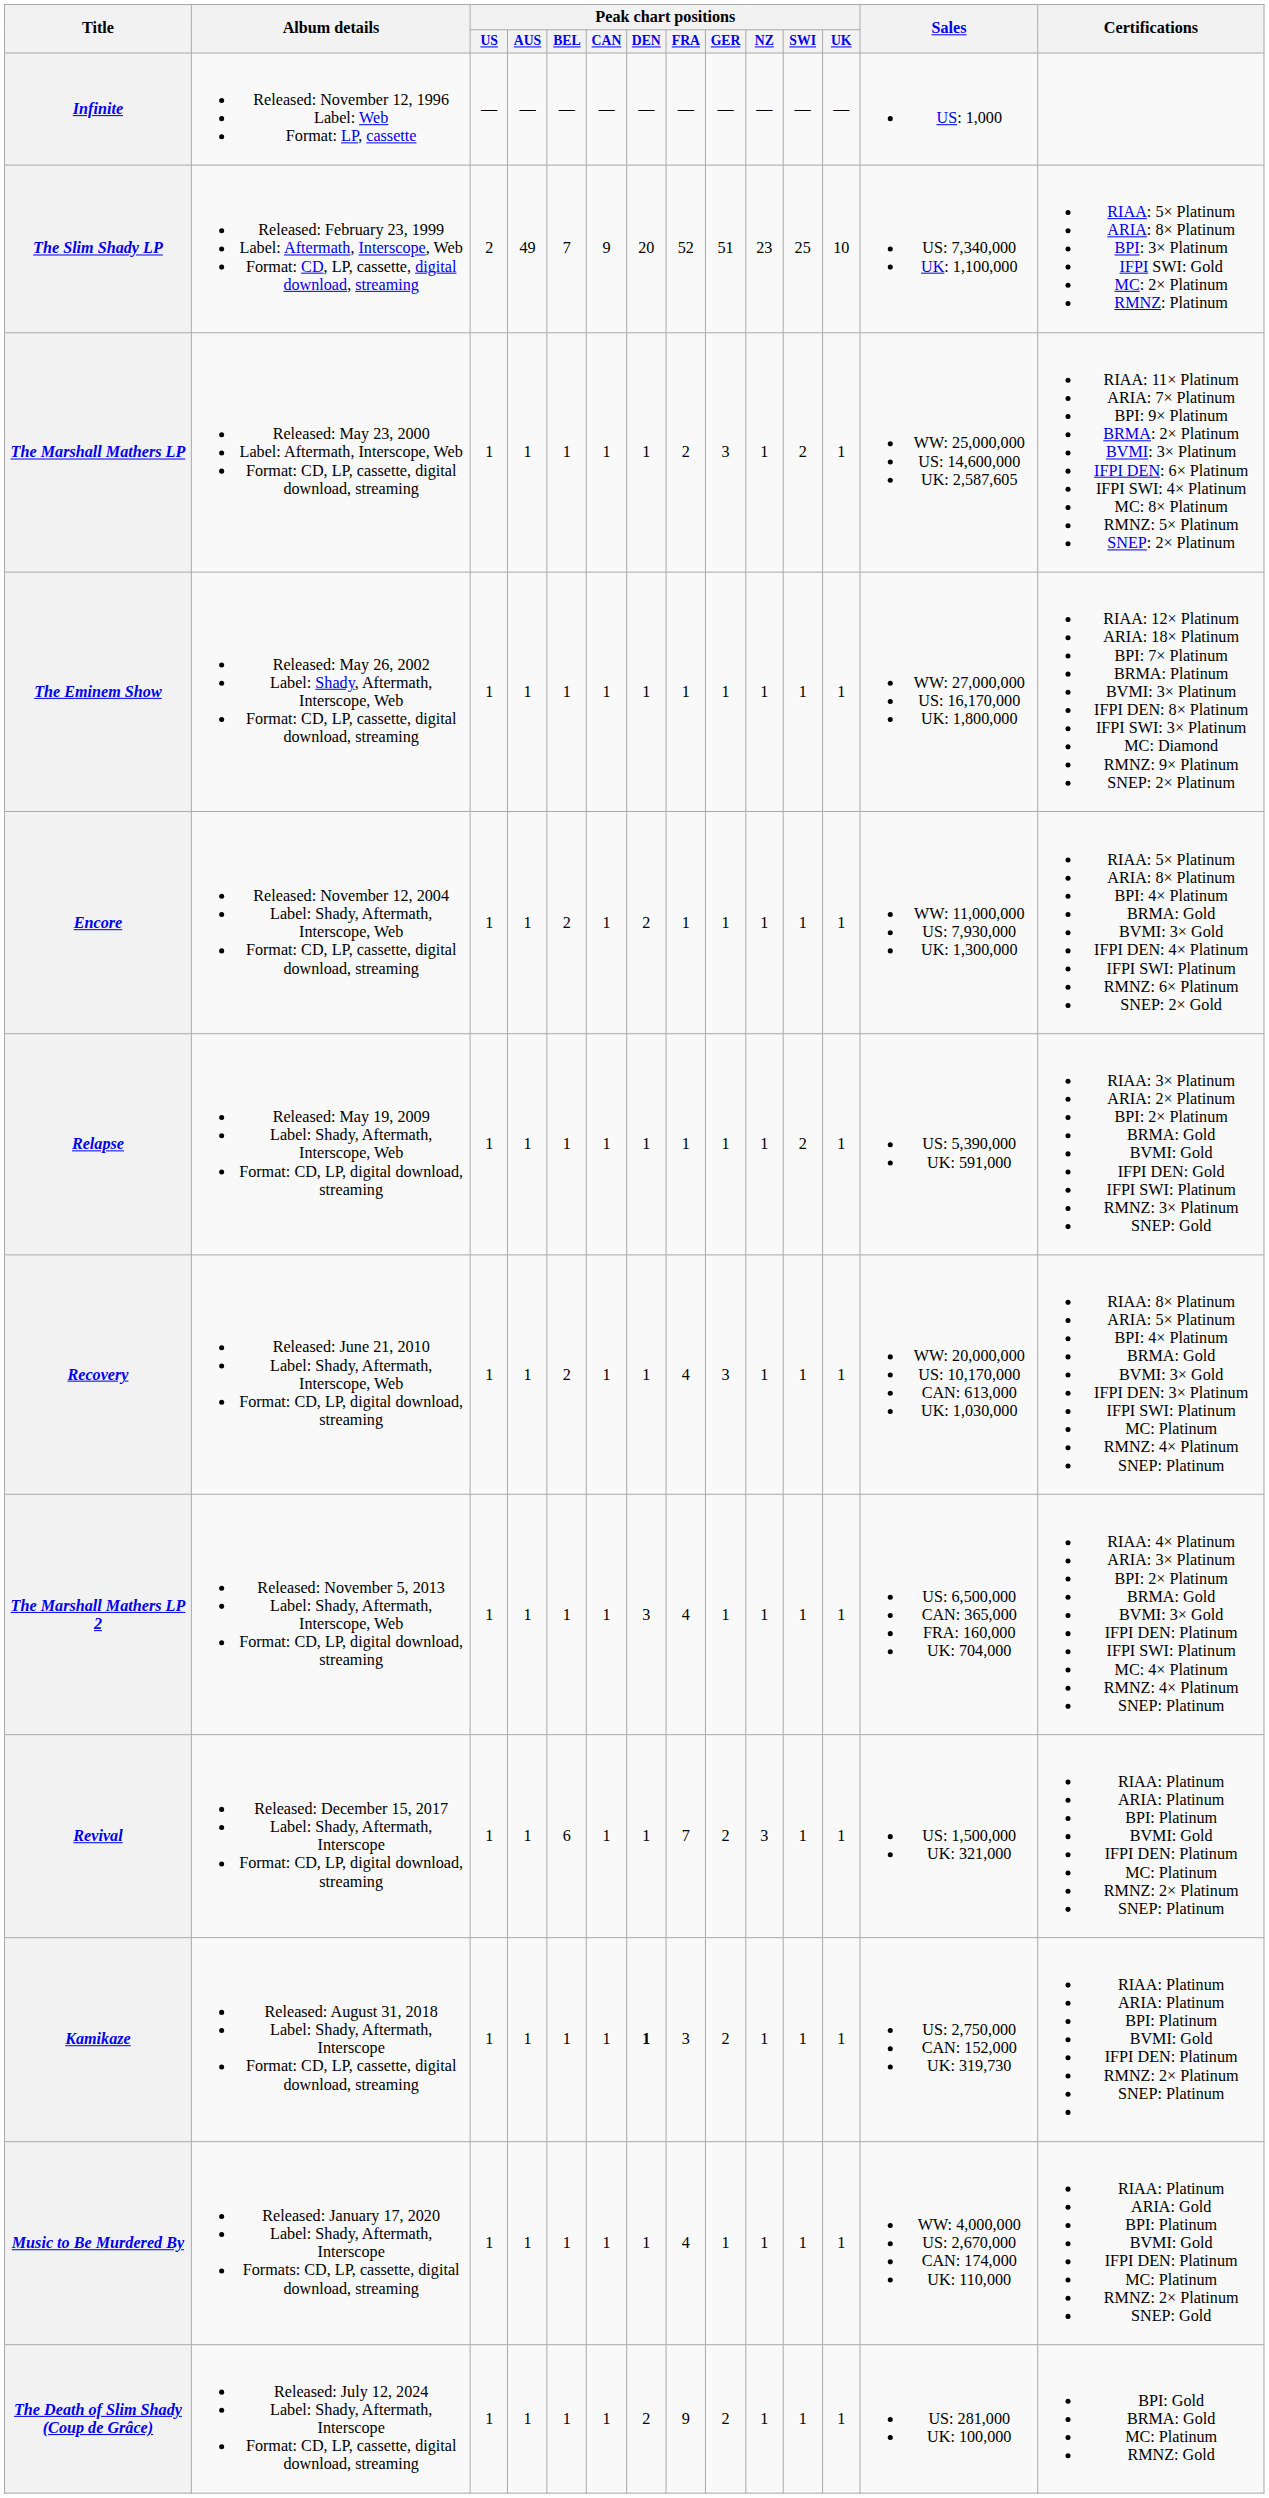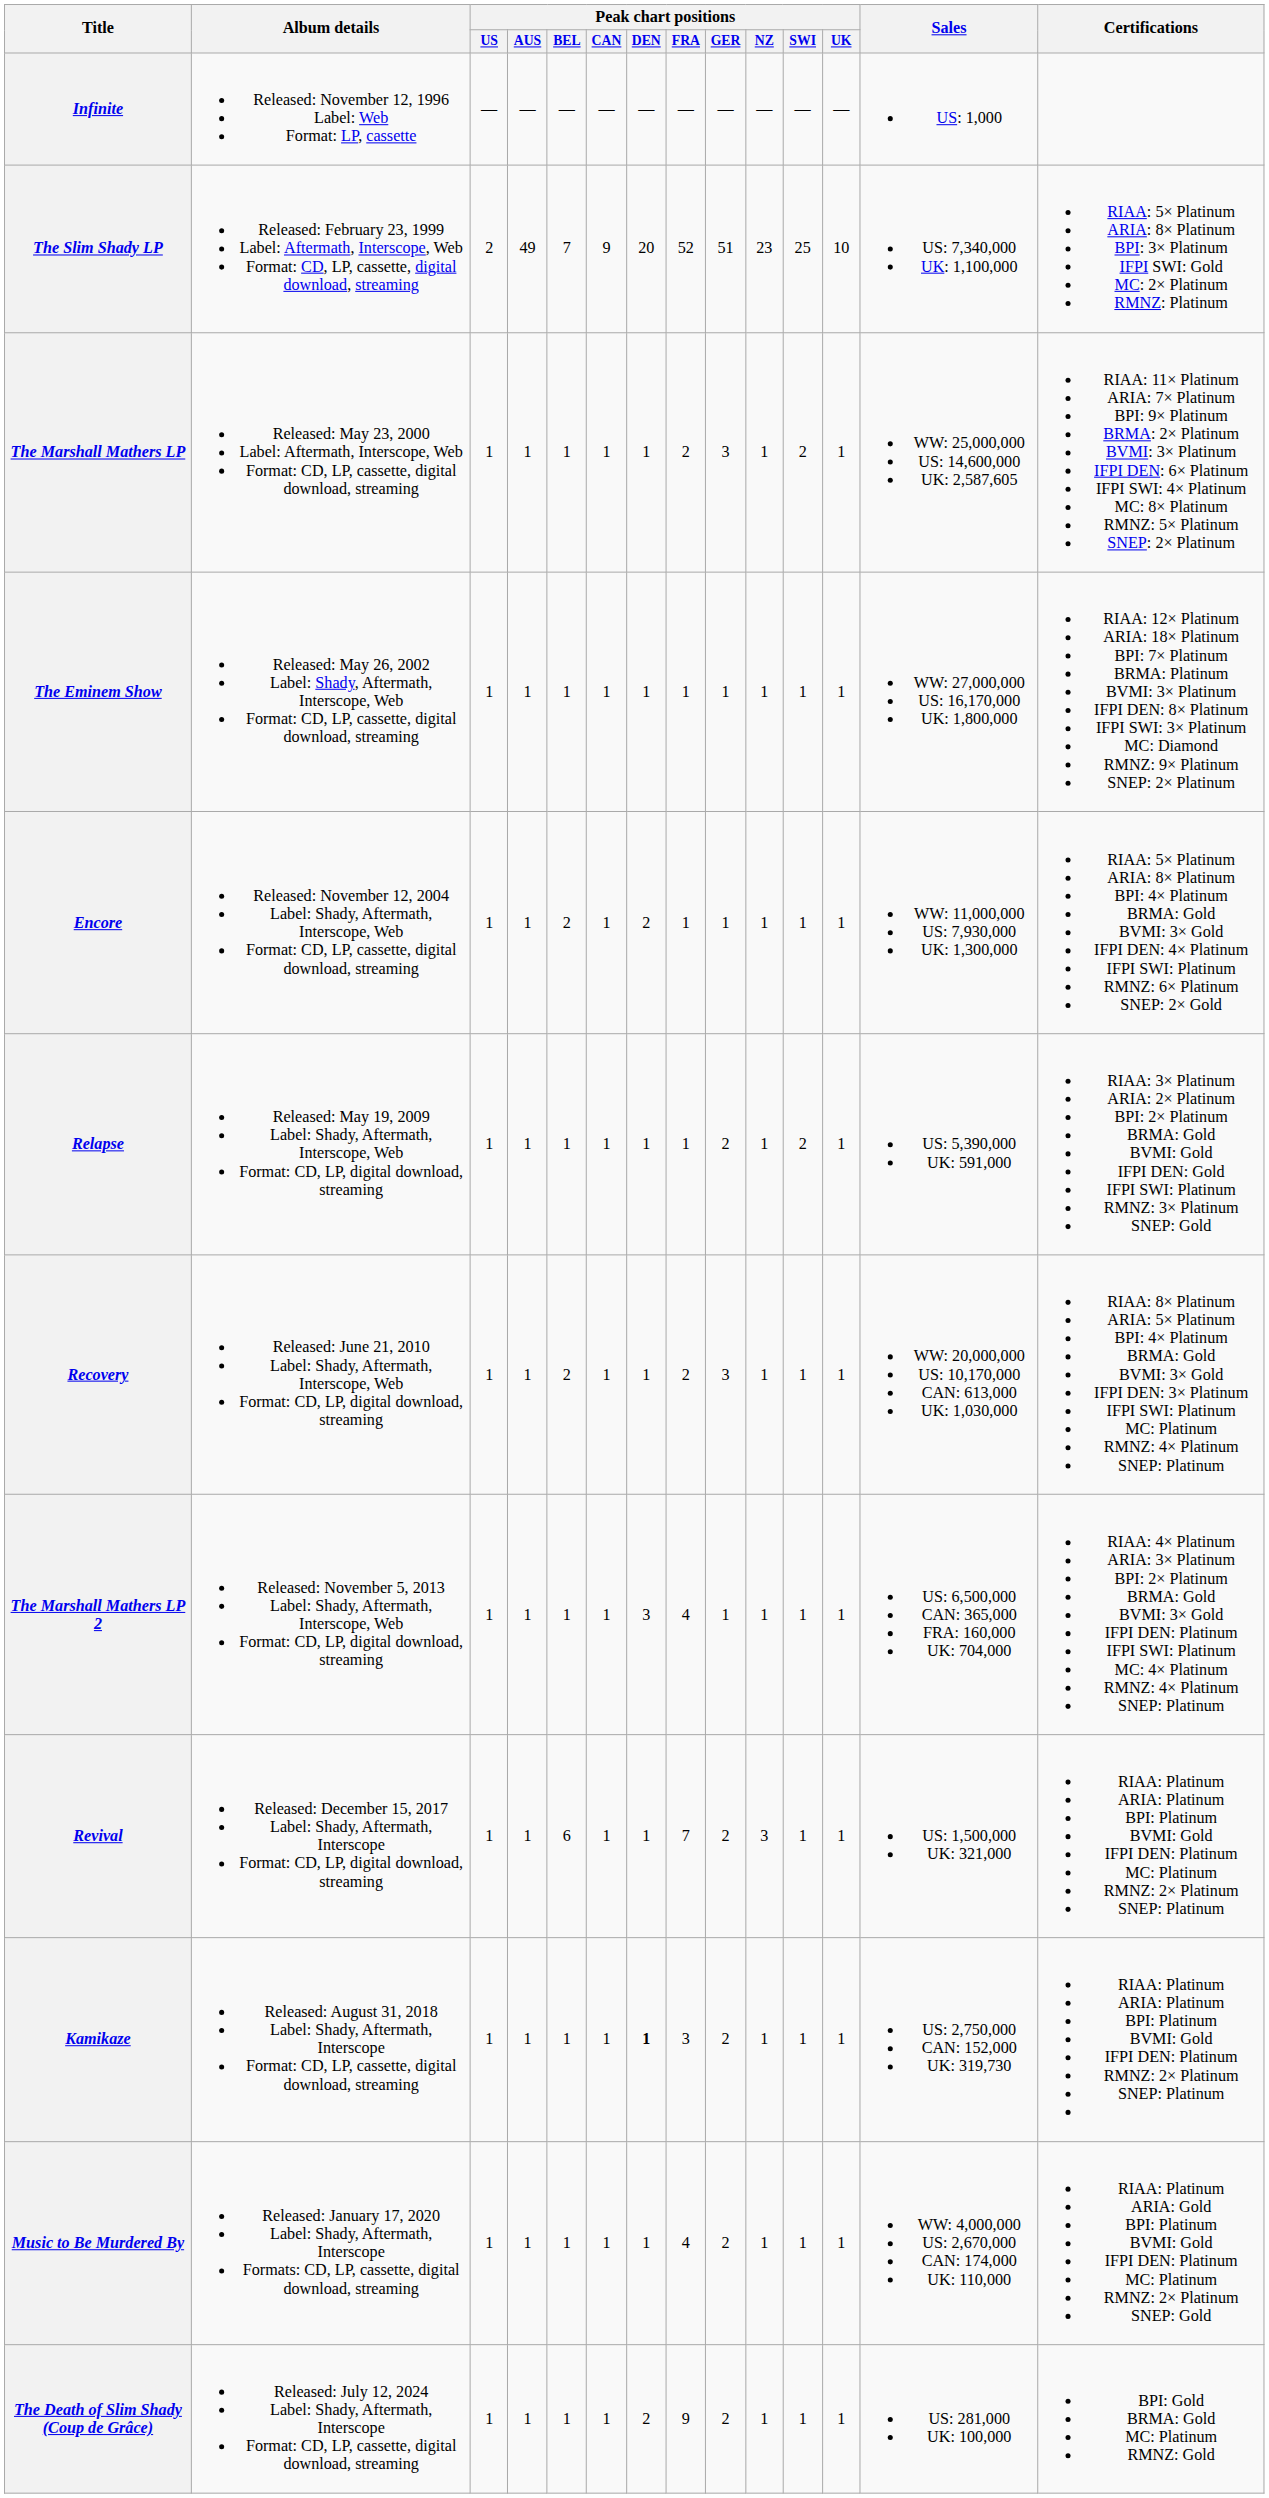(726, 1144) 1 -> (726, 1144) 2
(686, 1374) 4 -> (686, 1374) 2
(726, 2242) 1 -> (726, 2242) 2
